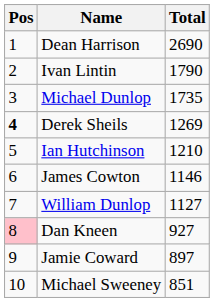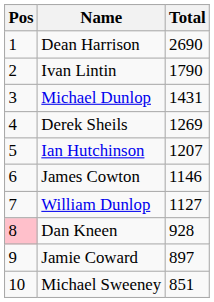(186, 97) 1735 -> (186, 97) 1431
(13, 124) bold -> (13, 124) normal
(186, 151) 1210 -> (186, 151) 1207
(182, 230) 927 -> (182, 230) 928
